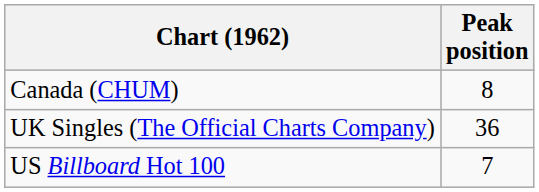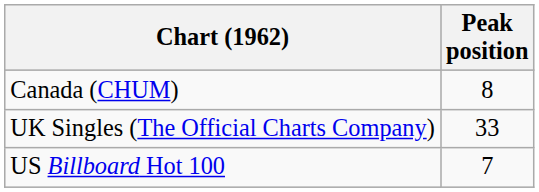(487, 128) 36 -> (487, 128) 33
